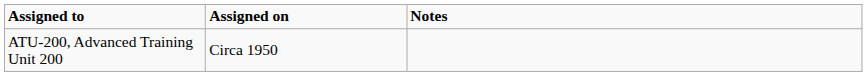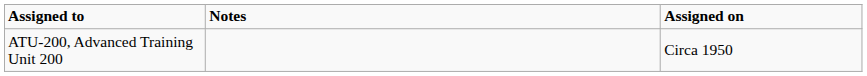columns swapped: (249, 16) <-> (429, 16)
